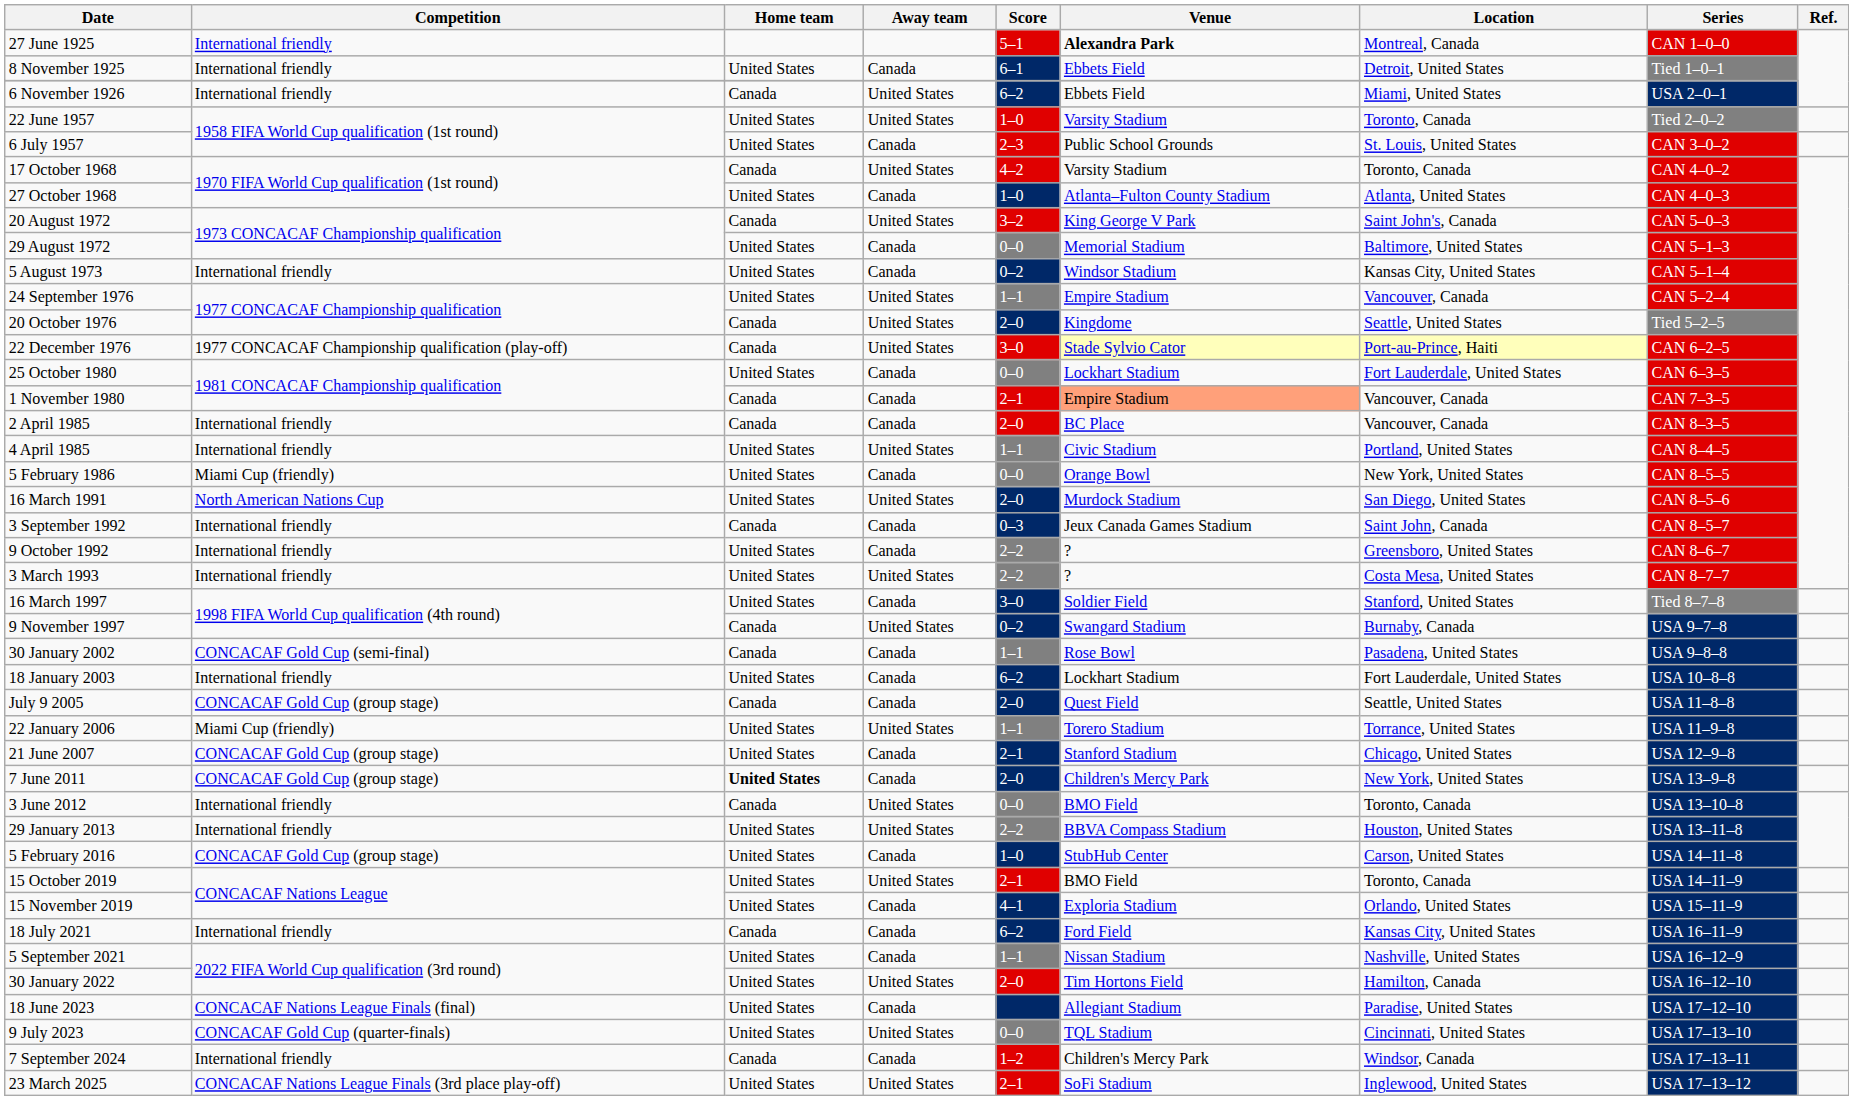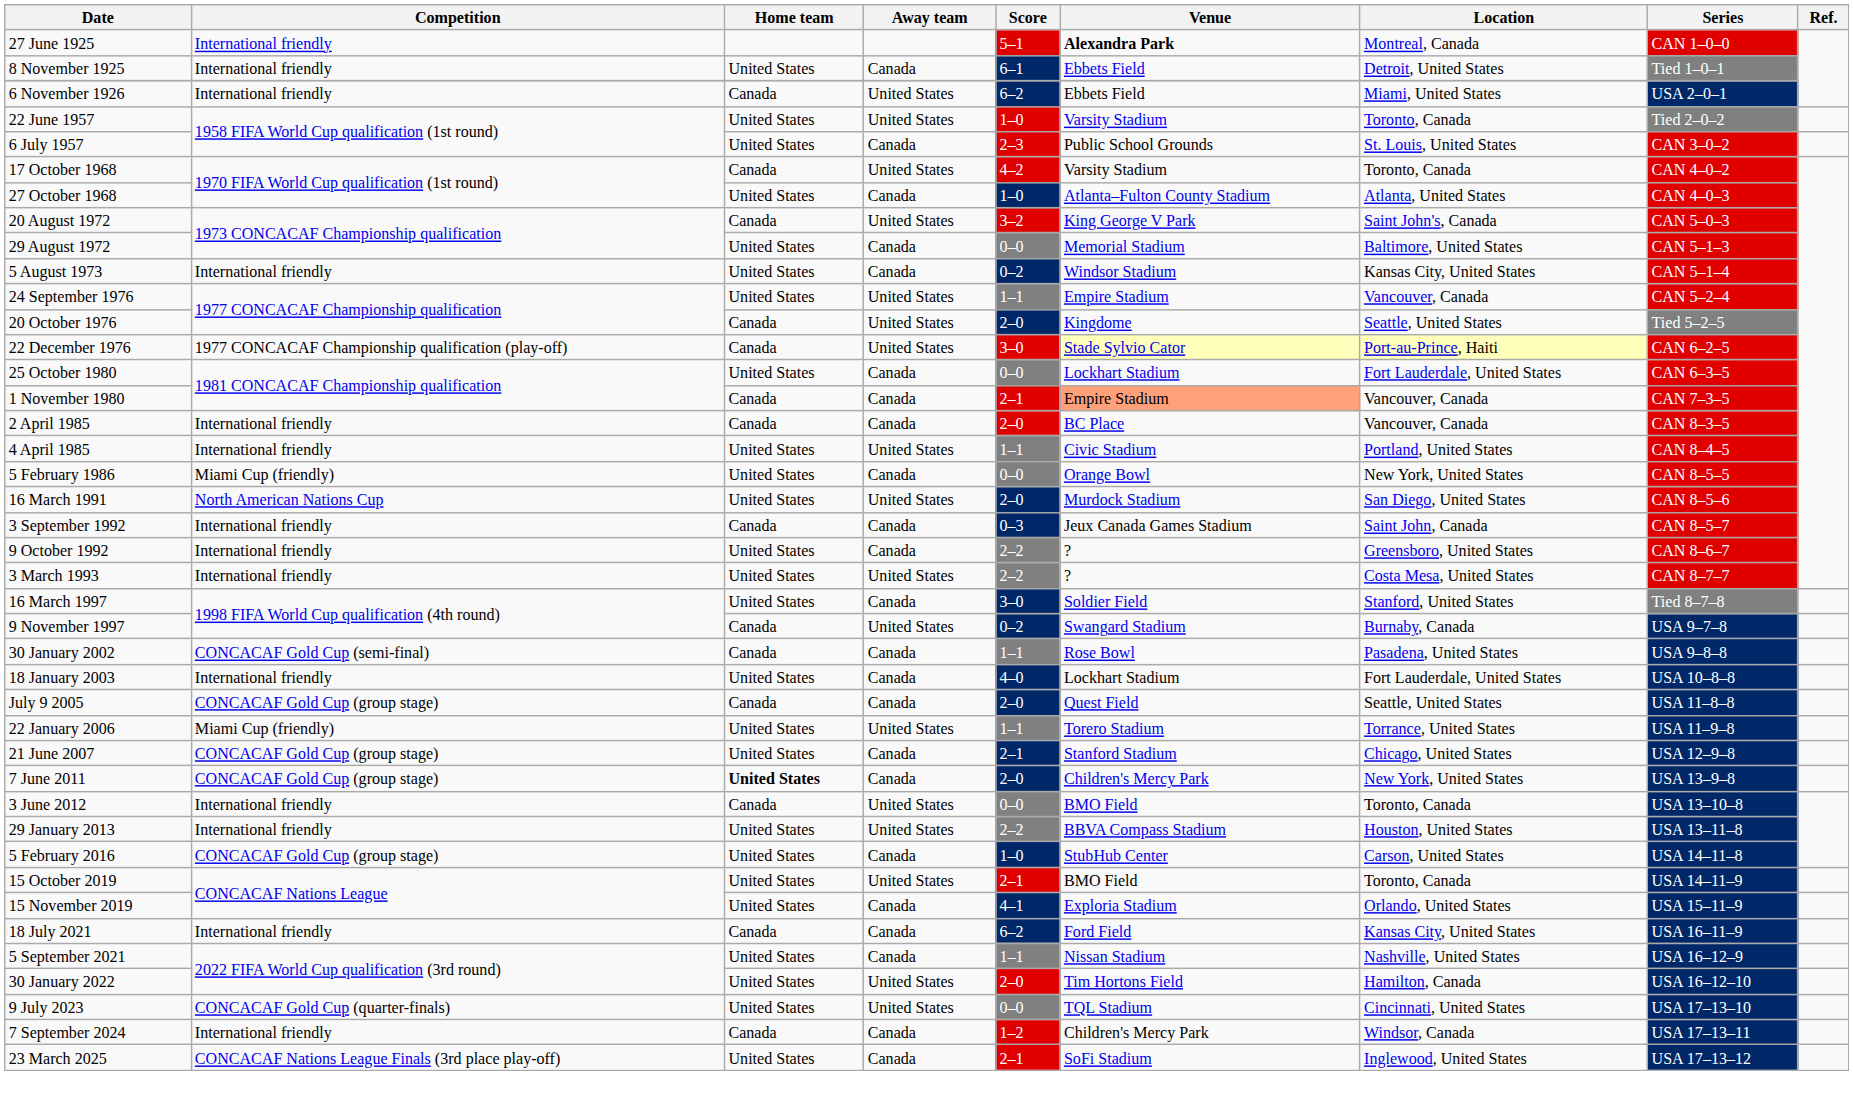(1012, 677) 6–2 -> (1012, 677) 4–0
- row: (51, 1007)
(911, 1083) United States -> (892, 1057) Canada
